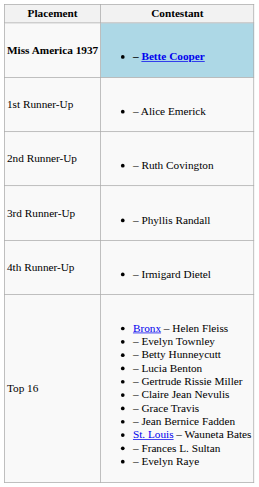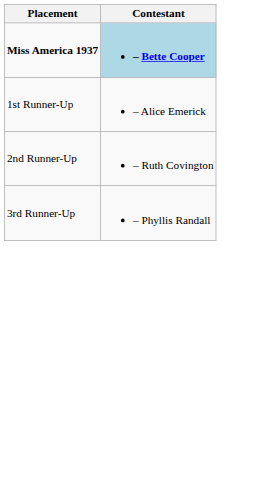- row: (41, 267)
- row: (23, 388)
